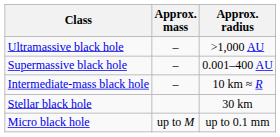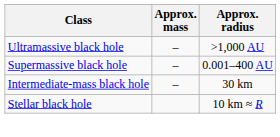(238, 84) 10 km ≈ R -> (238, 84) 30 km
(238, 103) 30 km -> (238, 103) 10 km ≈ R
- row: (49, 122)
